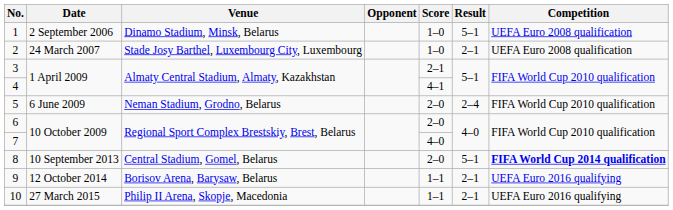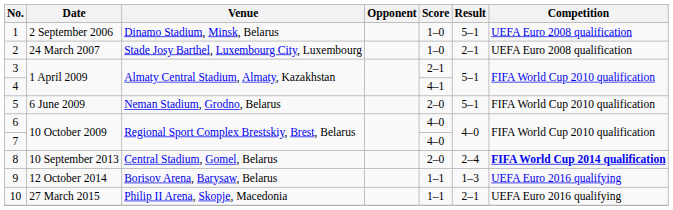(470, 104) 2–4 -> (470, 104) 5–1
(436, 123) 2–0 -> (436, 123) 4–0
(470, 159) 5–1 -> (470, 159) 2–4
(470, 178) 2–1 -> (470, 178) 1–3
